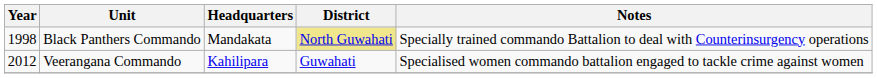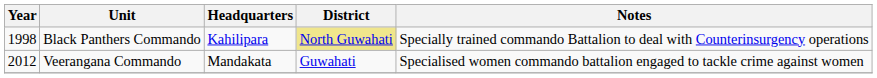(239, 38) Mandakata -> (238, 38) Kahilipara
(238, 61) Kahilipara -> (239, 61) Mandakata
